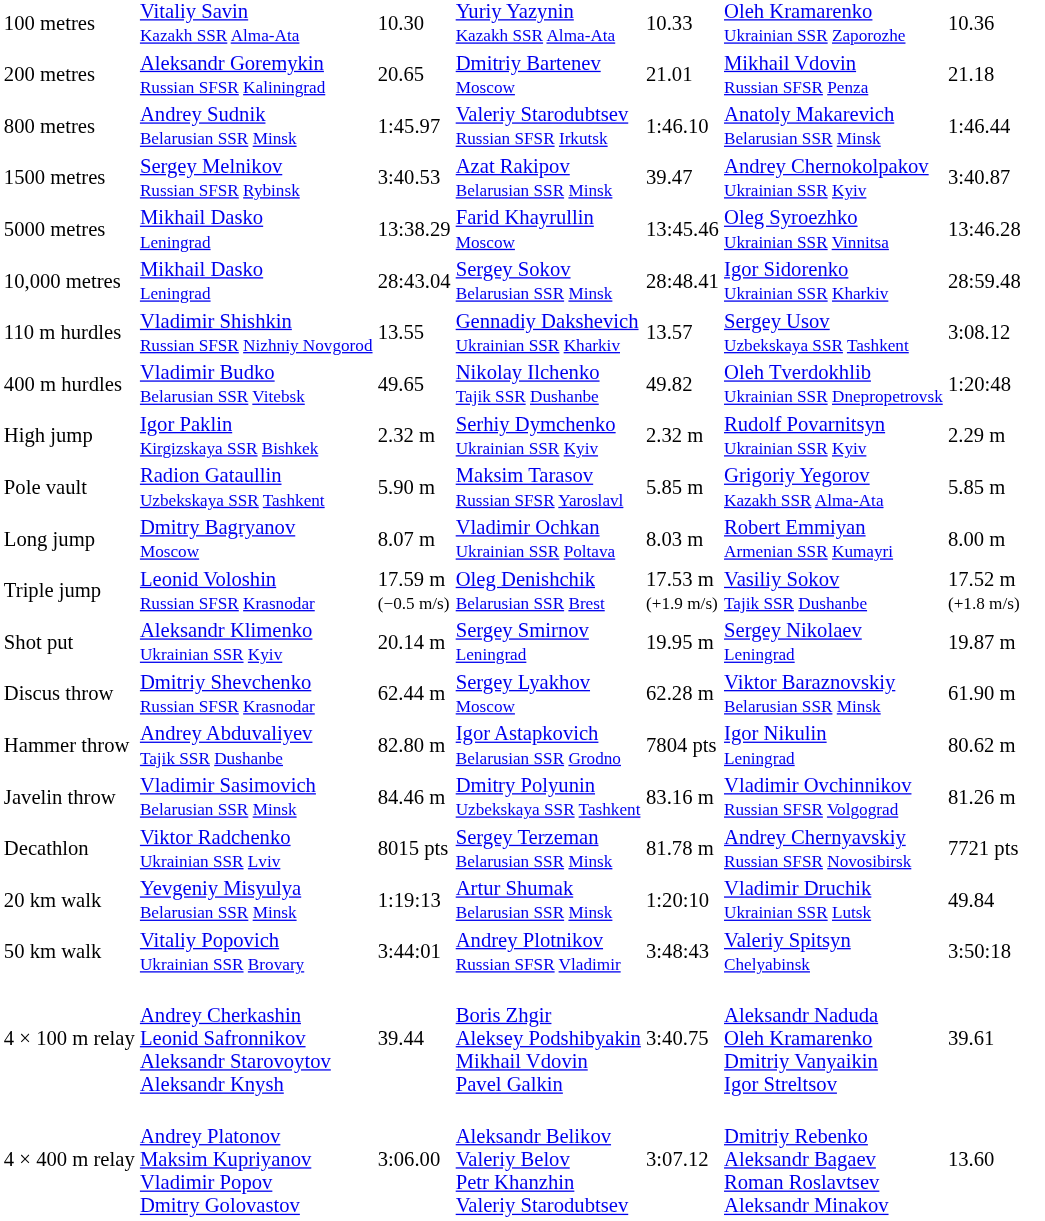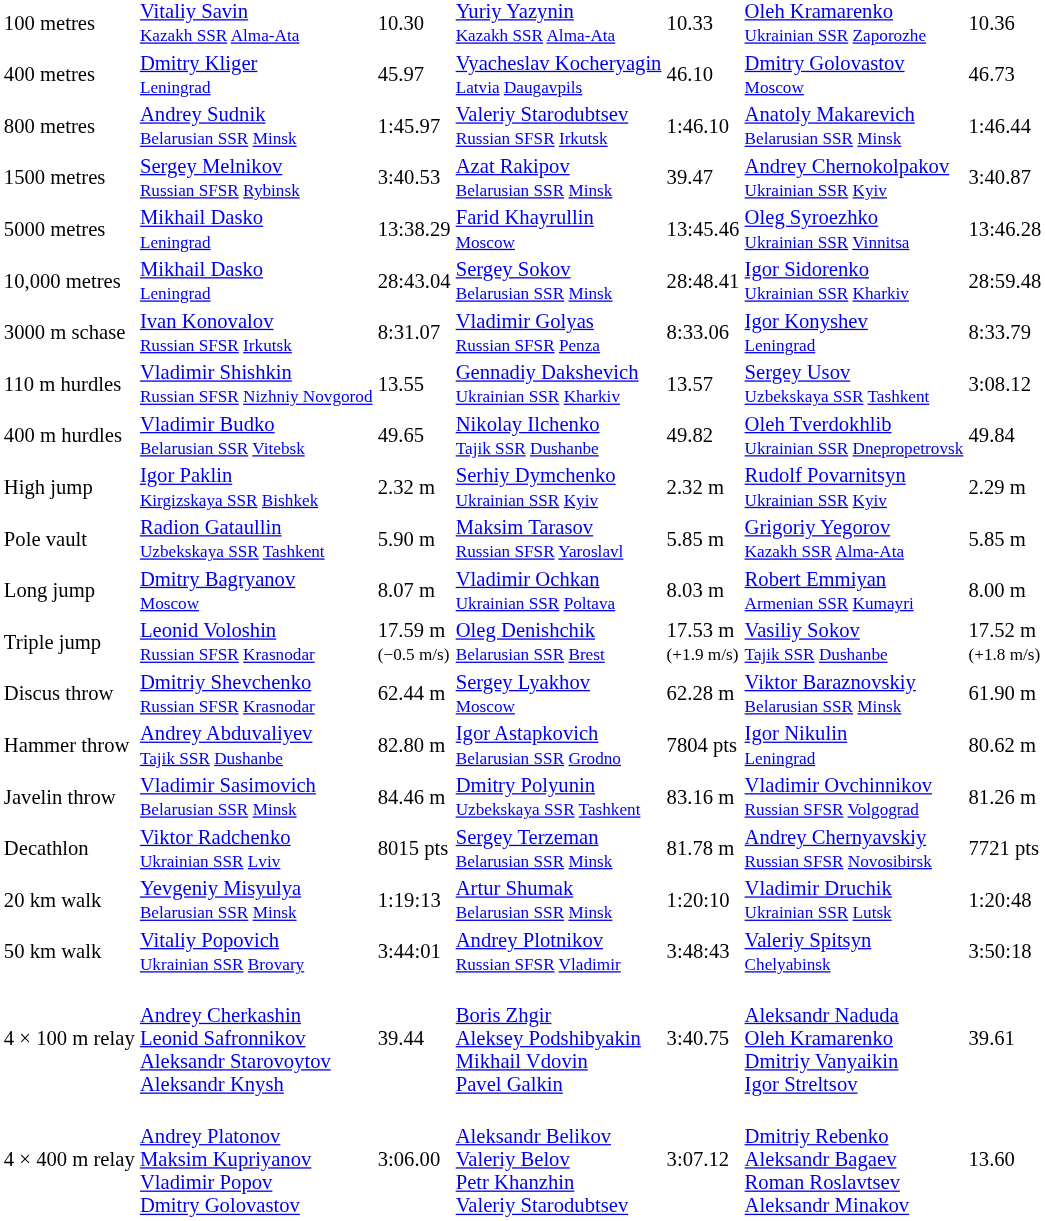- row: (49, 74)
+ row: (49, 74)
+ row: (65, 332)
(979, 384) 1:20:48 -> (992, 435) 49.84
- row: (39, 642)
(971, 900) 49.84 -> (1000, 900) 1:20:48
